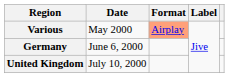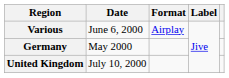(110, 30) May 2000 -> (116, 30) June 6, 2000
(168, 30) lightsalmon background -> (168, 30) no background
(116, 47) June 6, 2000 -> (110, 47) May 2000
